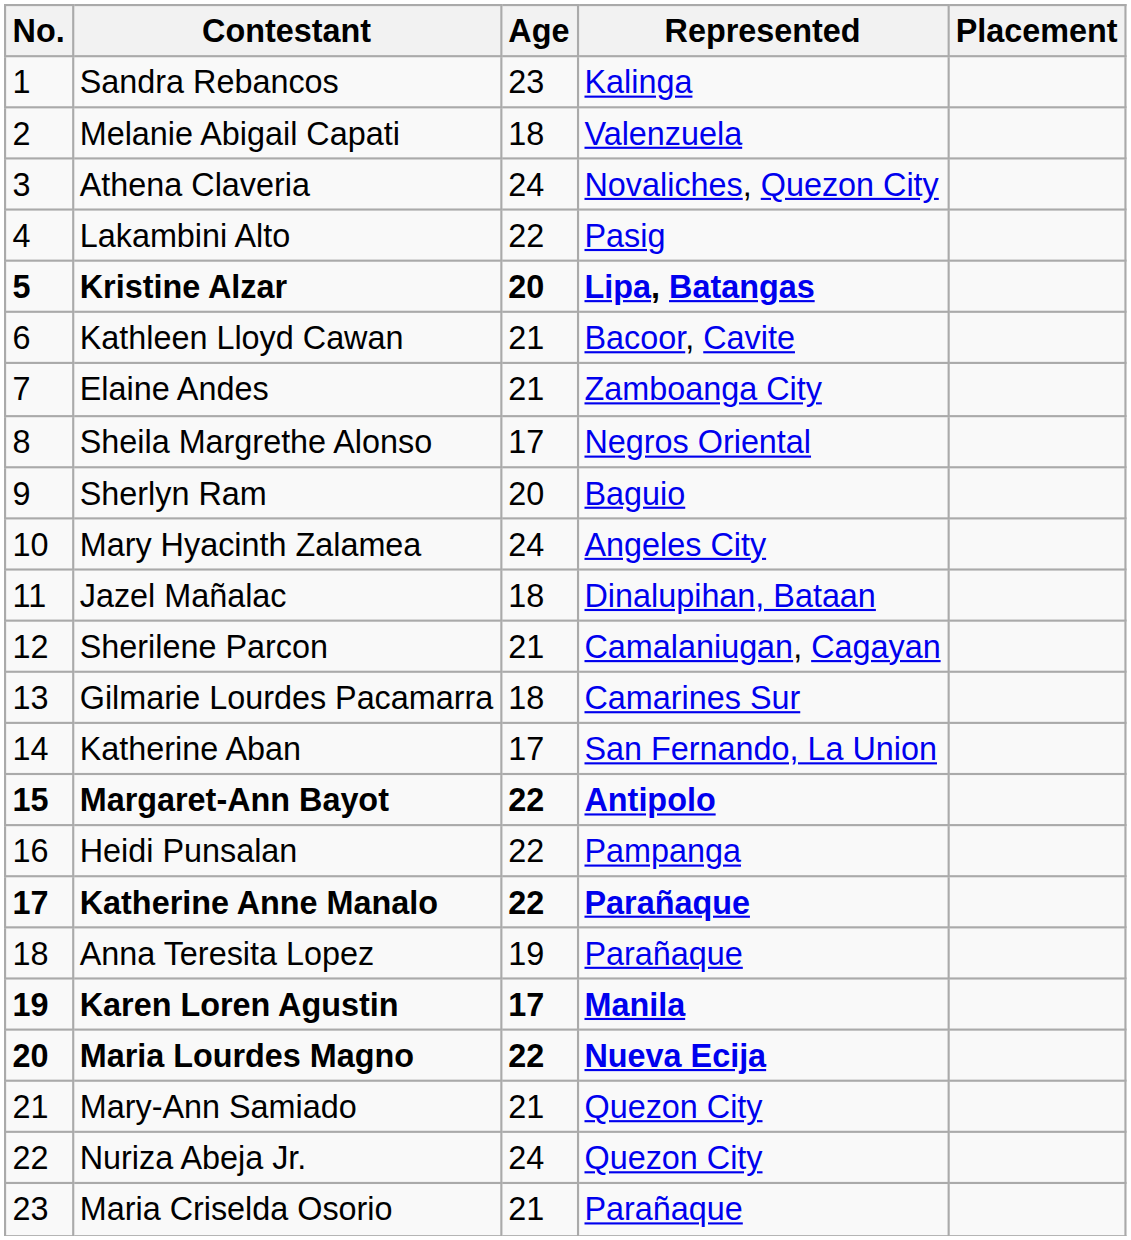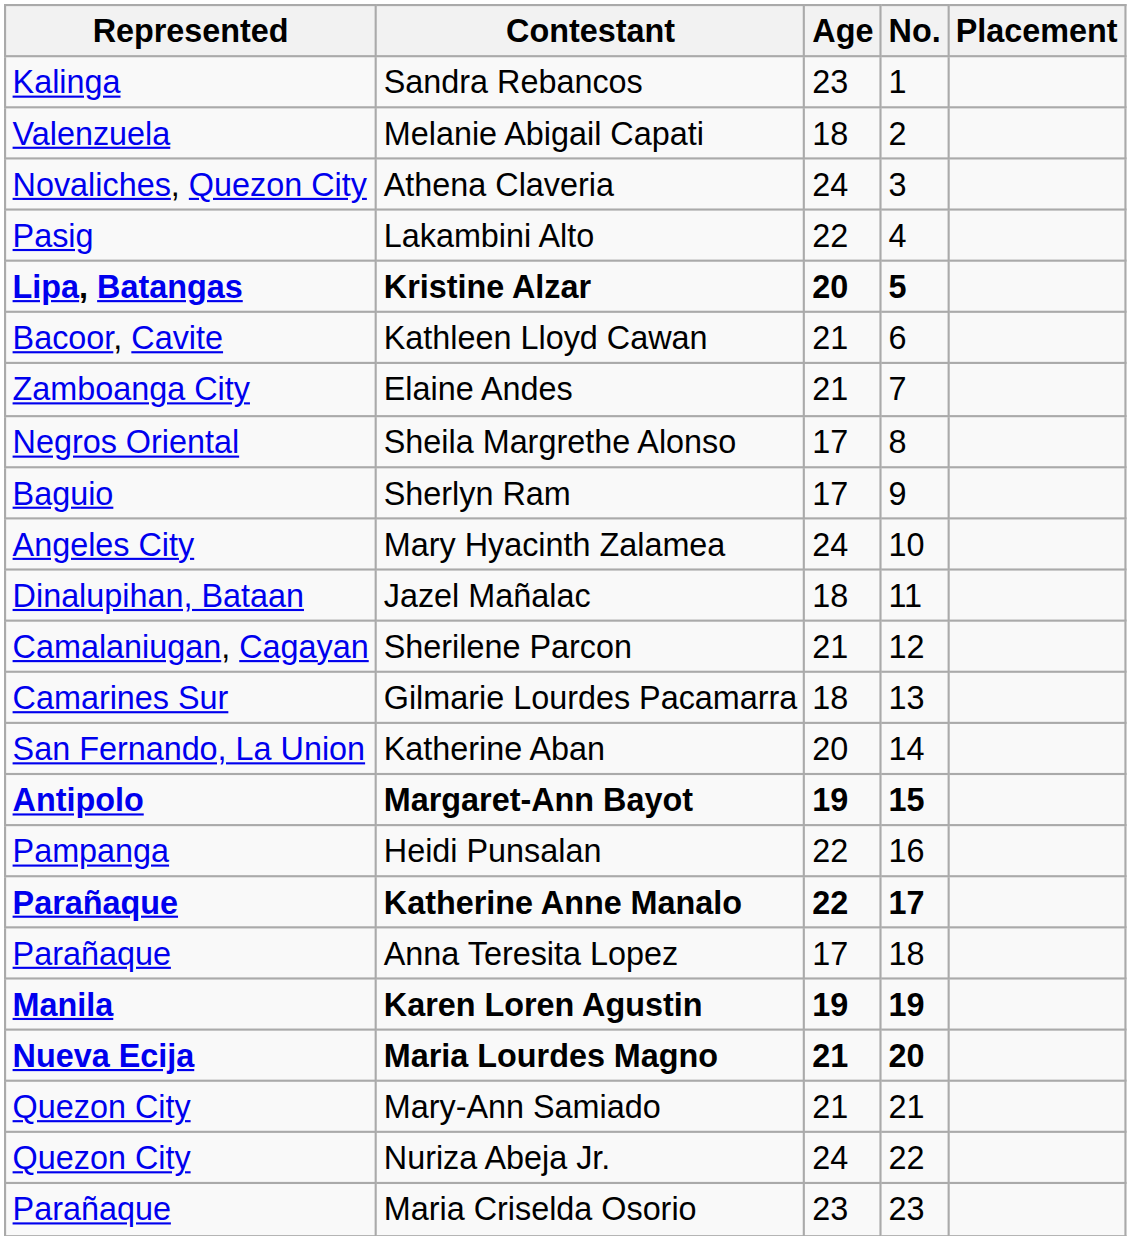columns swapped: (39, 31) <-> (763, 31)
(526, 492) 20 -> (830, 492) 17
(526, 748) 17 -> (830, 748) 20
(526, 800) 22 -> (830, 800) 19
(526, 953) 19 -> (830, 953) 17
(526, 1005) 17 -> (830, 1005) 19
(526, 1056) 22 -> (830, 1056) 21
(526, 1210) 21 -> (830, 1210) 23
